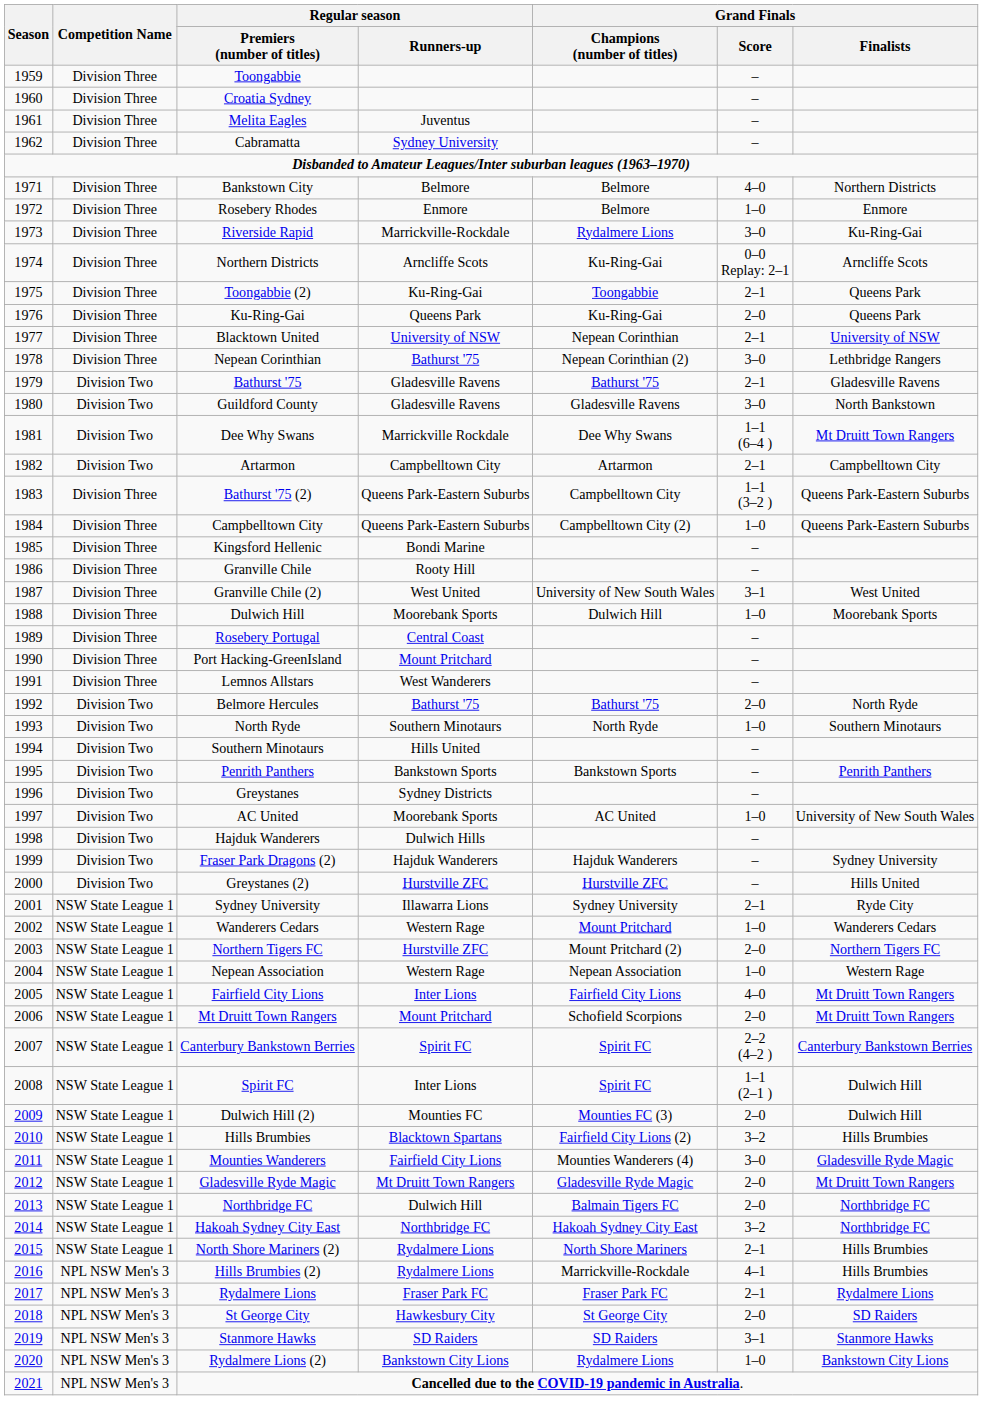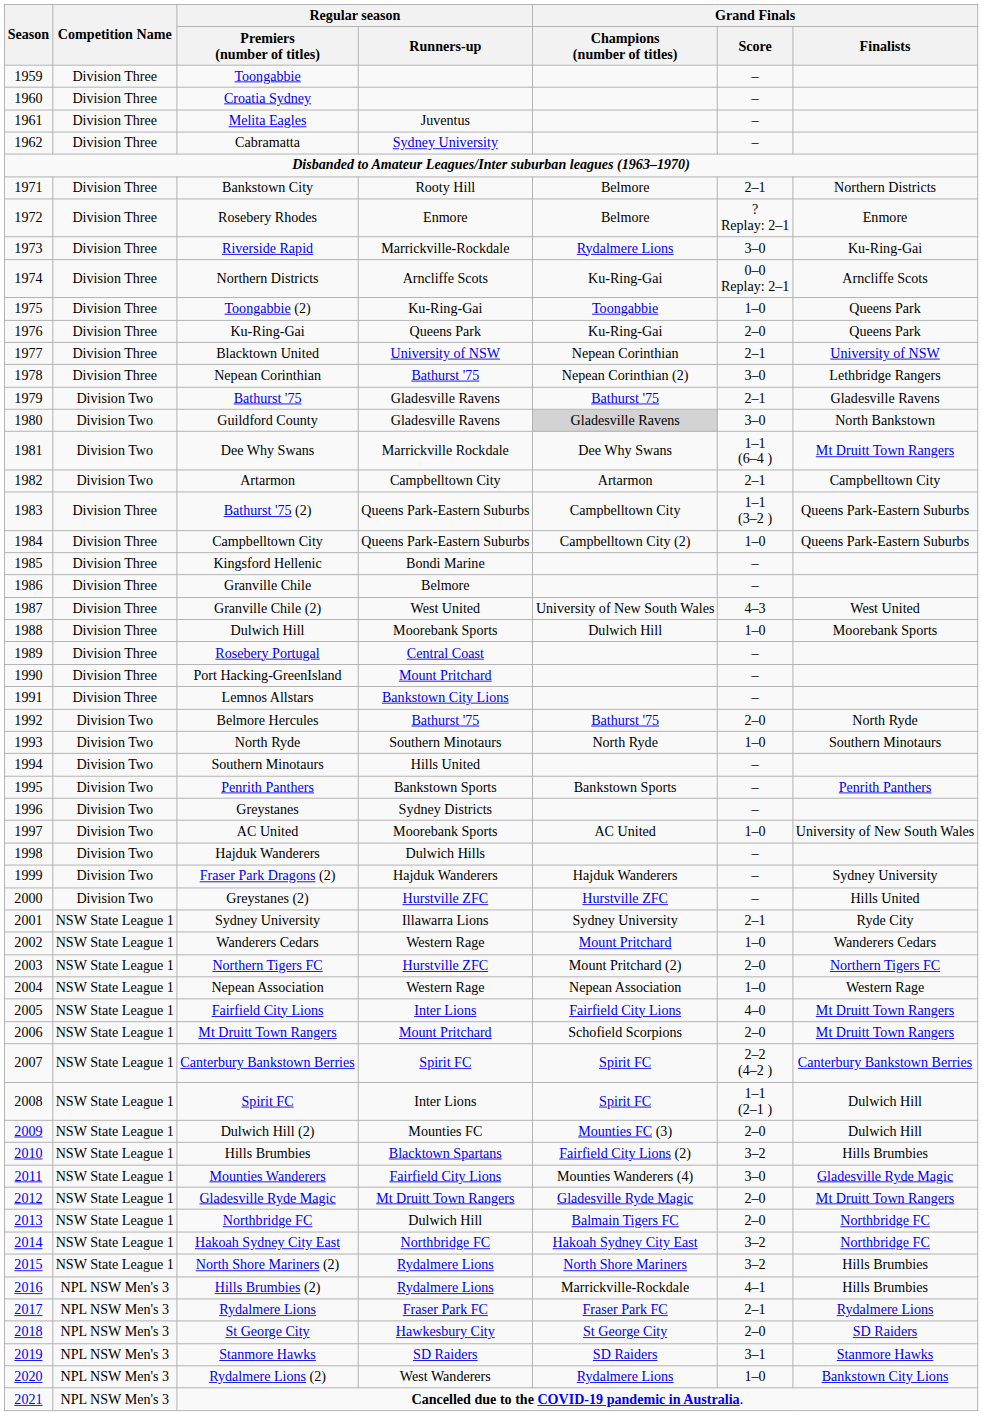(445, 187) Belmore -> (445, 187) Rooty Hill
(755, 187) 4–0 -> (755, 187) 2–1
(755, 210) 1–0 -> (755, 218) ? Replay: 2–1
(755, 292) 2–1 -> (755, 308) 1–0
(625, 404) no background -> (625, 420) lightgrey background
(445, 570) Rooty Hill -> (445, 586) Belmore
(755, 592) 3–1 -> (755, 608) 4–3
(445, 681) West Wanderers -> (445, 697) Bankstown City Lions
(755, 1249) 2–1 -> (755, 1265) 3–2
(445, 1361) Bankstown City Lions -> (445, 1377) West Wanderers
